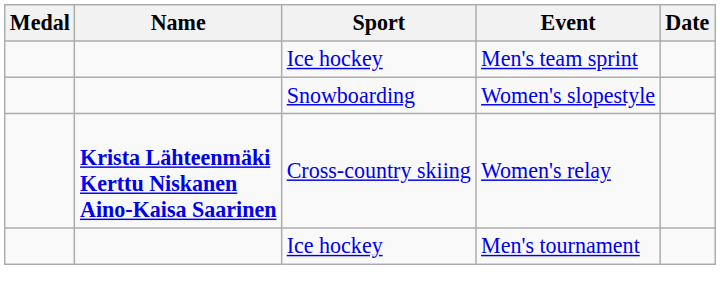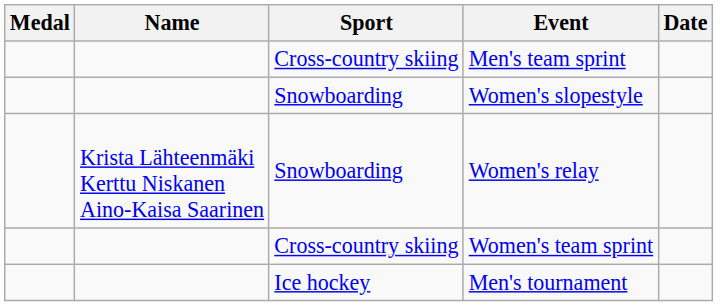(335, 59) Ice hockey -> (366, 59) Cross-country skiing
(178, 184) bold -> (172, 184) normal
(379, 171) Cross-country skiing -> (339, 171) Snowboarding
+ row: (561, 246)
